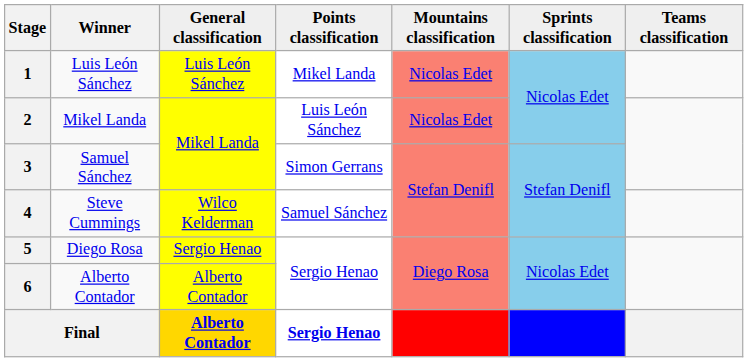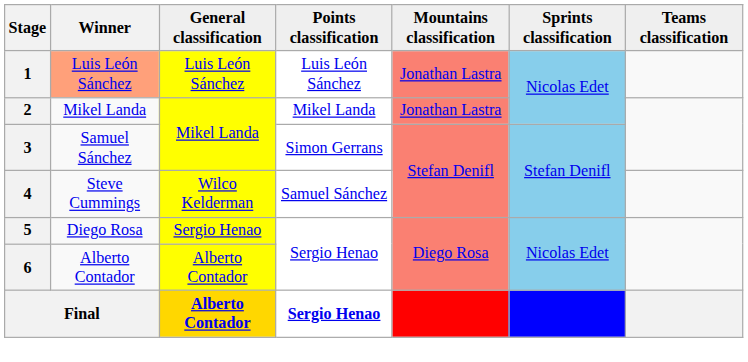(105, 74) no background -> (105, 74) lightsalmon background
(334, 74) Mikel Landa -> (334, 74) Luis León Sánchez
(451, 74) Nicolas Edet -> (451, 74) Jonathan Lastra
(334, 120) Luis León Sánchez -> (334, 111) Mikel Landa
(451, 120) Nicolas Edet -> (451, 111) Jonathan Lastra
